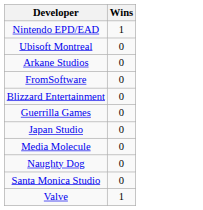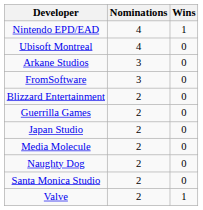+ column: (139, 12)
